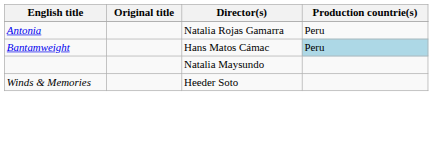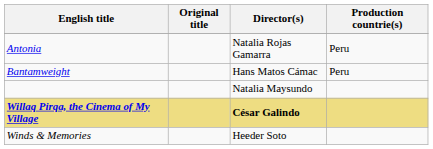(314, 47) lightblue background -> (339, 72) no background
+ row: (78, 112)
